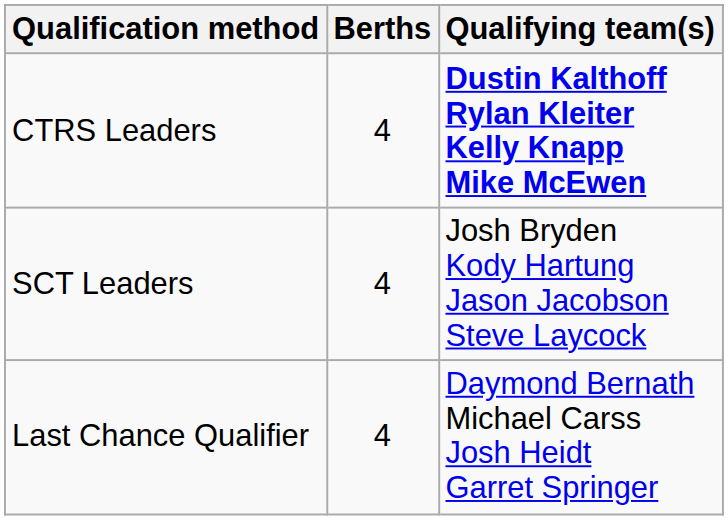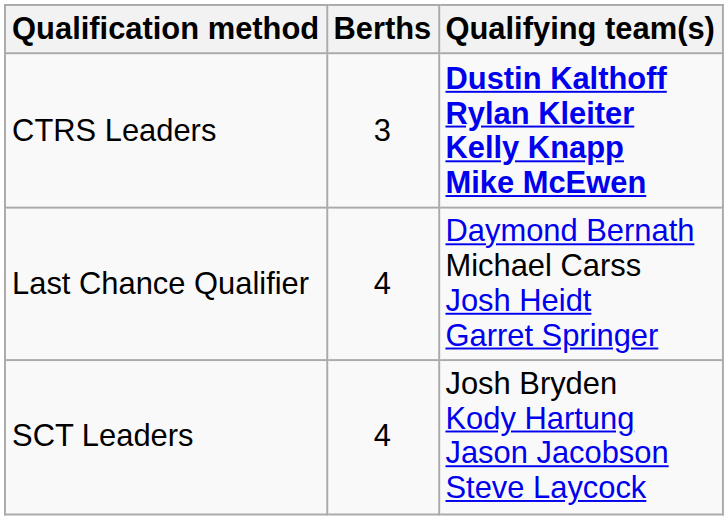(382, 130) 4 -> (382, 130) 3
rows swapped: (103, 283) <-> (161, 436)
